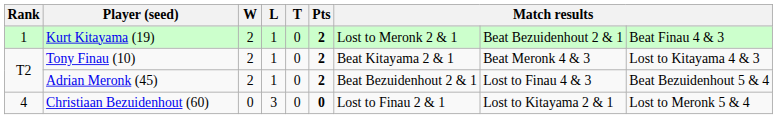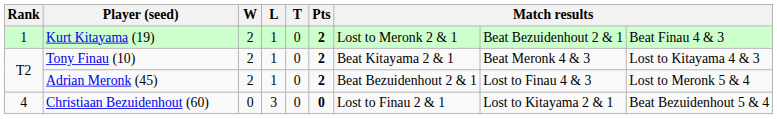(699, 80) Beat Bezuidenhout 5 & 4 -> (690, 80) Lost to Meronk 5 & 4
(690, 102) Lost to Meronk 5 & 4 -> (699, 102) Beat Bezuidenhout 5 & 4
